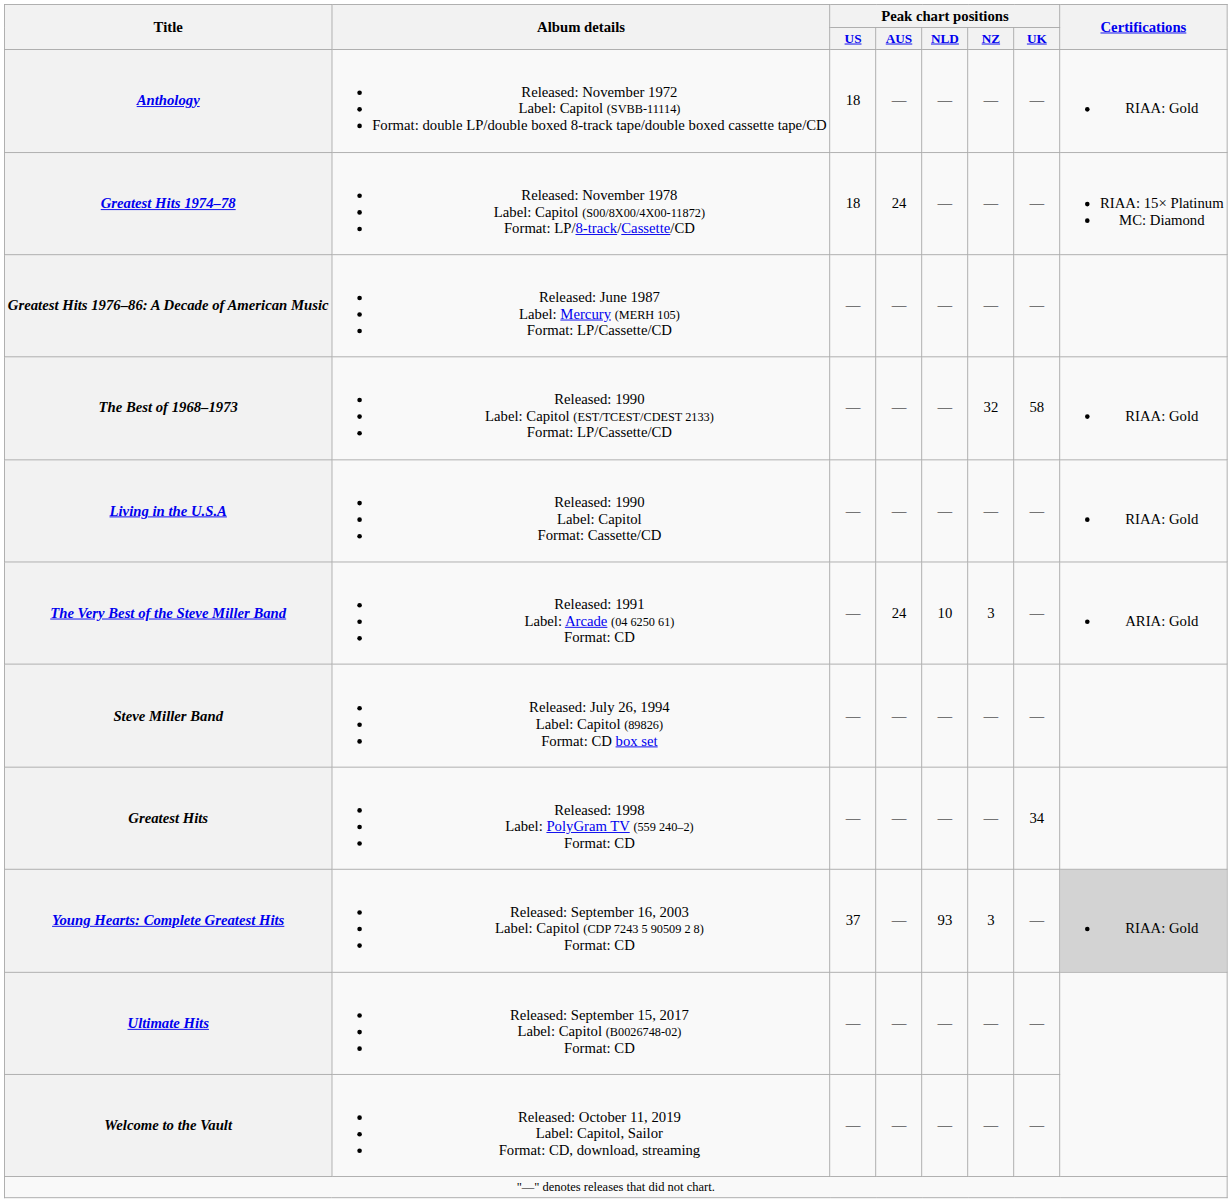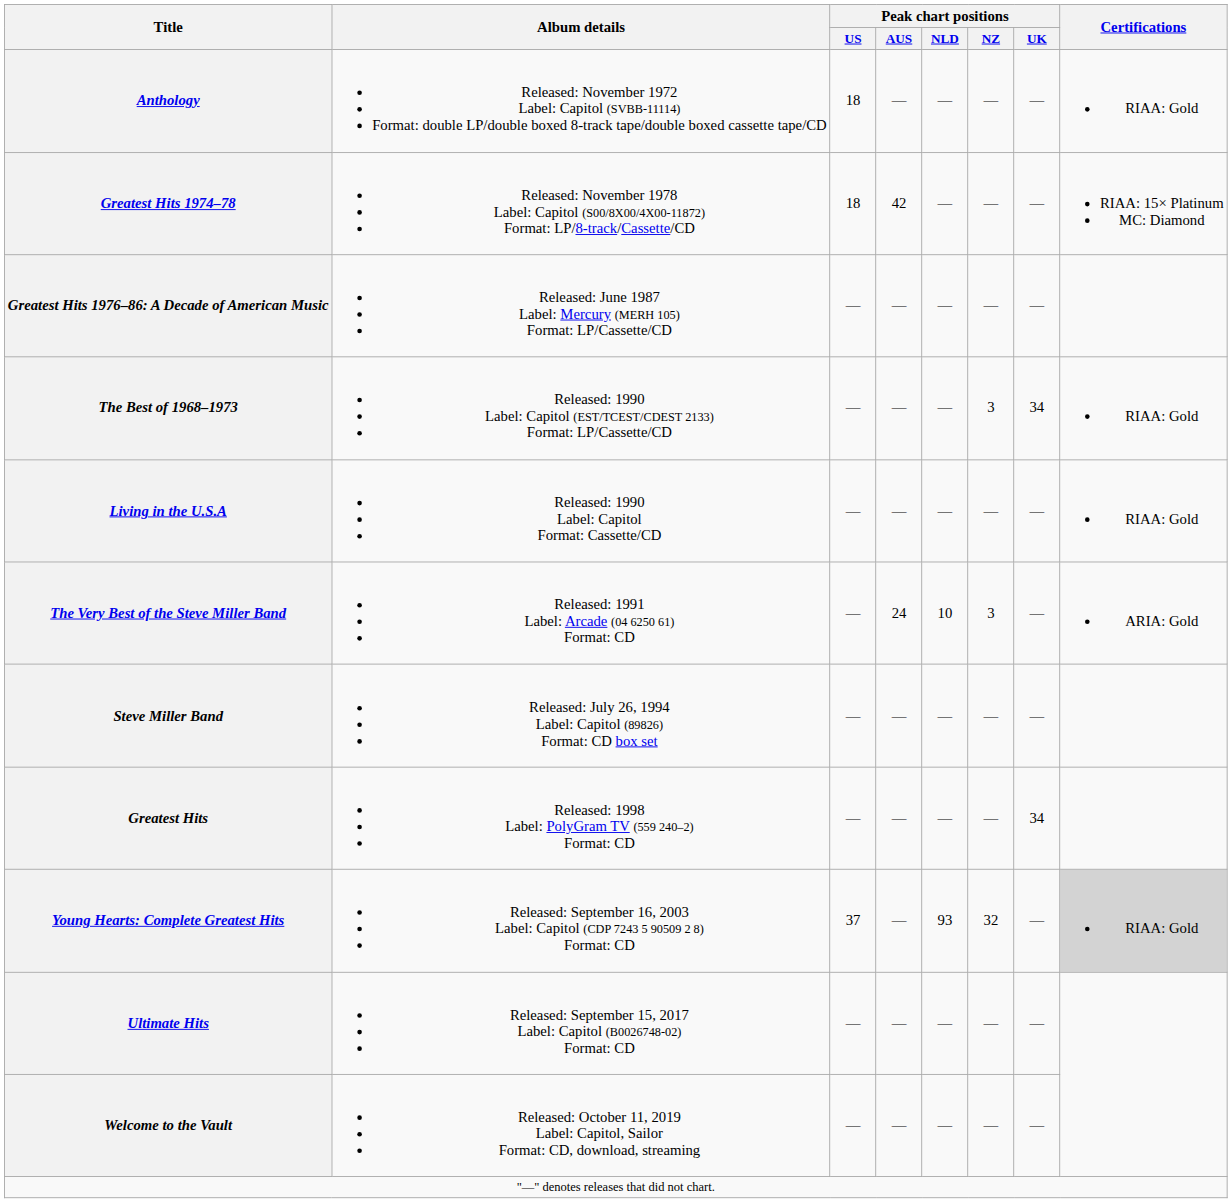(899, 203) 24 -> (899, 203) 42
(991, 408) 32 -> (991, 408) 3
(1037, 408) 58 -> (1037, 408) 34
(991, 920) 3 -> (991, 920) 32
